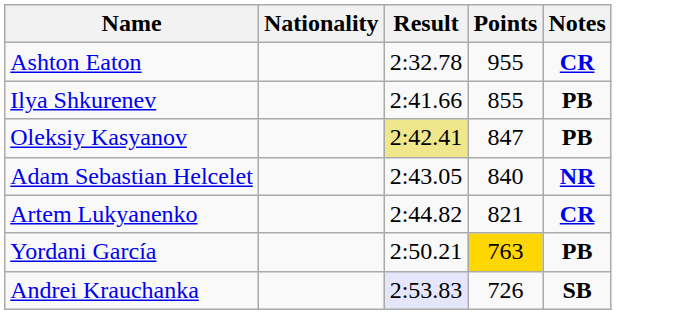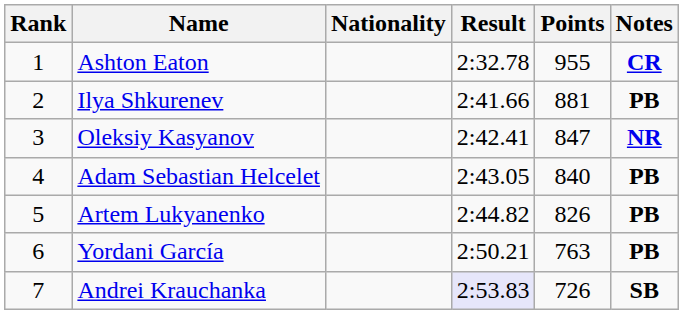+ column: (38, 23)
(505, 99) 855 -> (572, 99) 881
(426, 137) khaki background -> (493, 137) no background
(577, 137) PB -> (644, 137) NR
(577, 175) NR -> (644, 175) PB
(505, 213) 821 -> (572, 213) 826
(577, 213) CR -> (644, 213) PB
(505, 251) gold background -> (572, 251) no background
